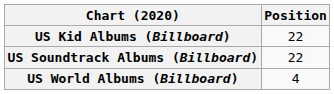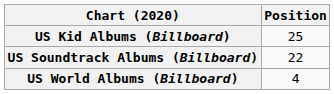(296, 36) 22 -> (296, 36) 25
